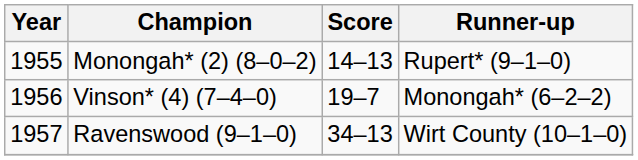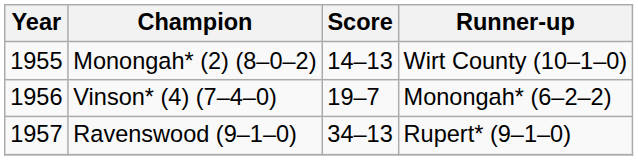(487, 60) Rupert* (9–1–0) -> (515, 60) Wirt County (10–1–0)
(515, 135) Wirt County (10–1–0) -> (487, 135) Rupert* (9–1–0)
